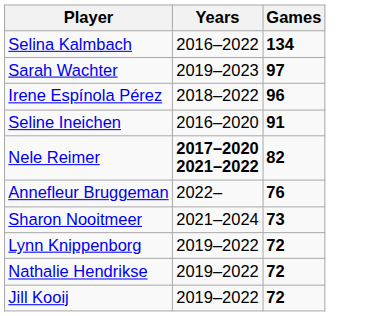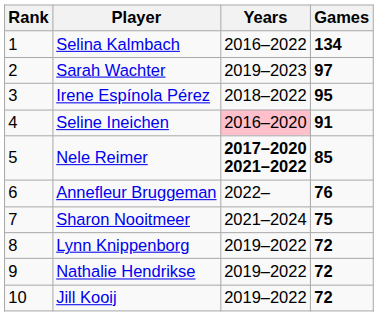+ column: (28, 18)
(275, 96) 96 -> (323, 96) 95
(217, 122) no background -> (265, 122) pink background
(275, 157) 82 -> (323, 157) 85
(275, 219) 73 -> (323, 219) 75
